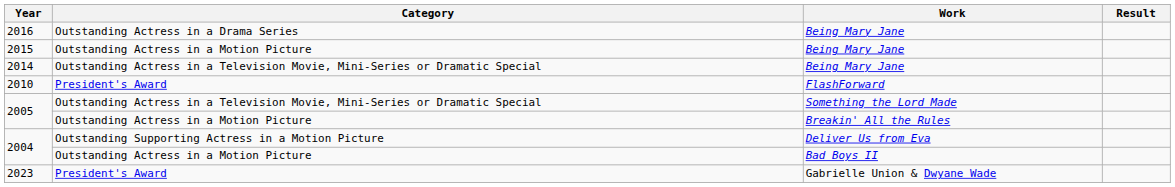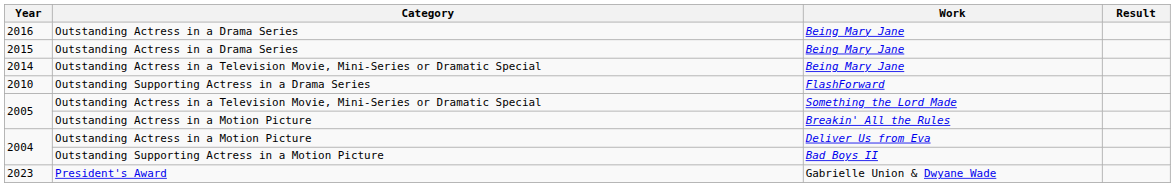(183, 49) Outstanding Actress in a Motion Picture -> (177, 49) Outstanding Actress in a Drama Series
(111, 85) President's Award -> (213, 85) Outstanding Supporting Actress in a Drama Series
(219, 138) Outstanding Supporting Actress in a Motion Picture -> (183, 138) Outstanding Actress in a Motion Picture
(183, 156) Outstanding Actress in a Motion Picture -> (219, 156) Outstanding Supporting Actress in a Motion Picture
